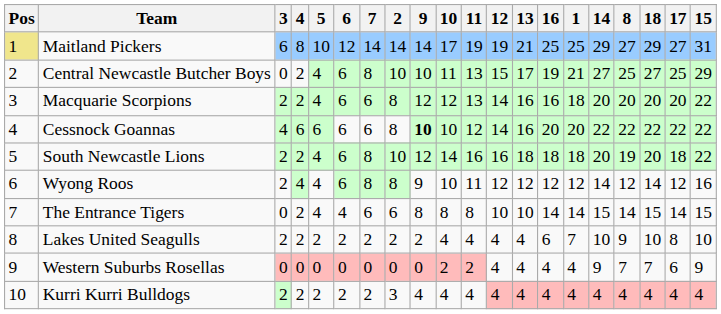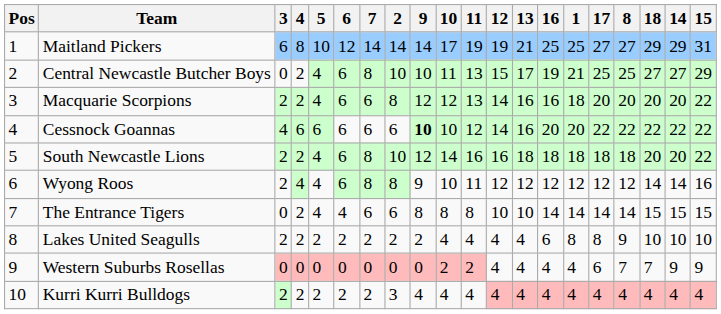columns swapped: (678, 18) <-> (601, 18)
(13, 45) khaki background -> (13, 45) no background
(393, 128) 8 -> (393, 128) 6
(627, 156) 19 -> (627, 156) 18
(572, 239) 7 -> (572, 239) 8
